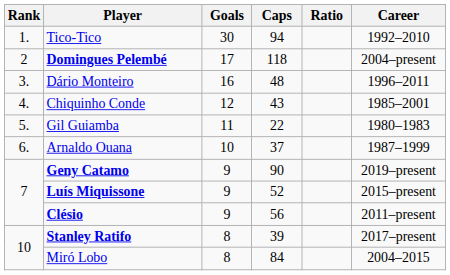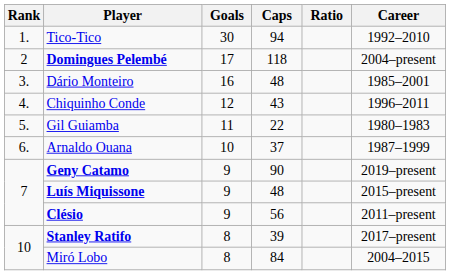(398, 81) 1996–2011 -> (398, 81) 1985–2001
(398, 103) 1985–2001 -> (398, 103) 1996–2011
(277, 192) 52 -> (277, 192) 48
